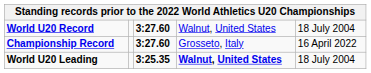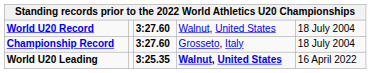(327, 44) 16 April 2022 -> (326, 44) 18 July 2004
(326, 60) 18 July 2004 -> (327, 60) 16 April 2022
